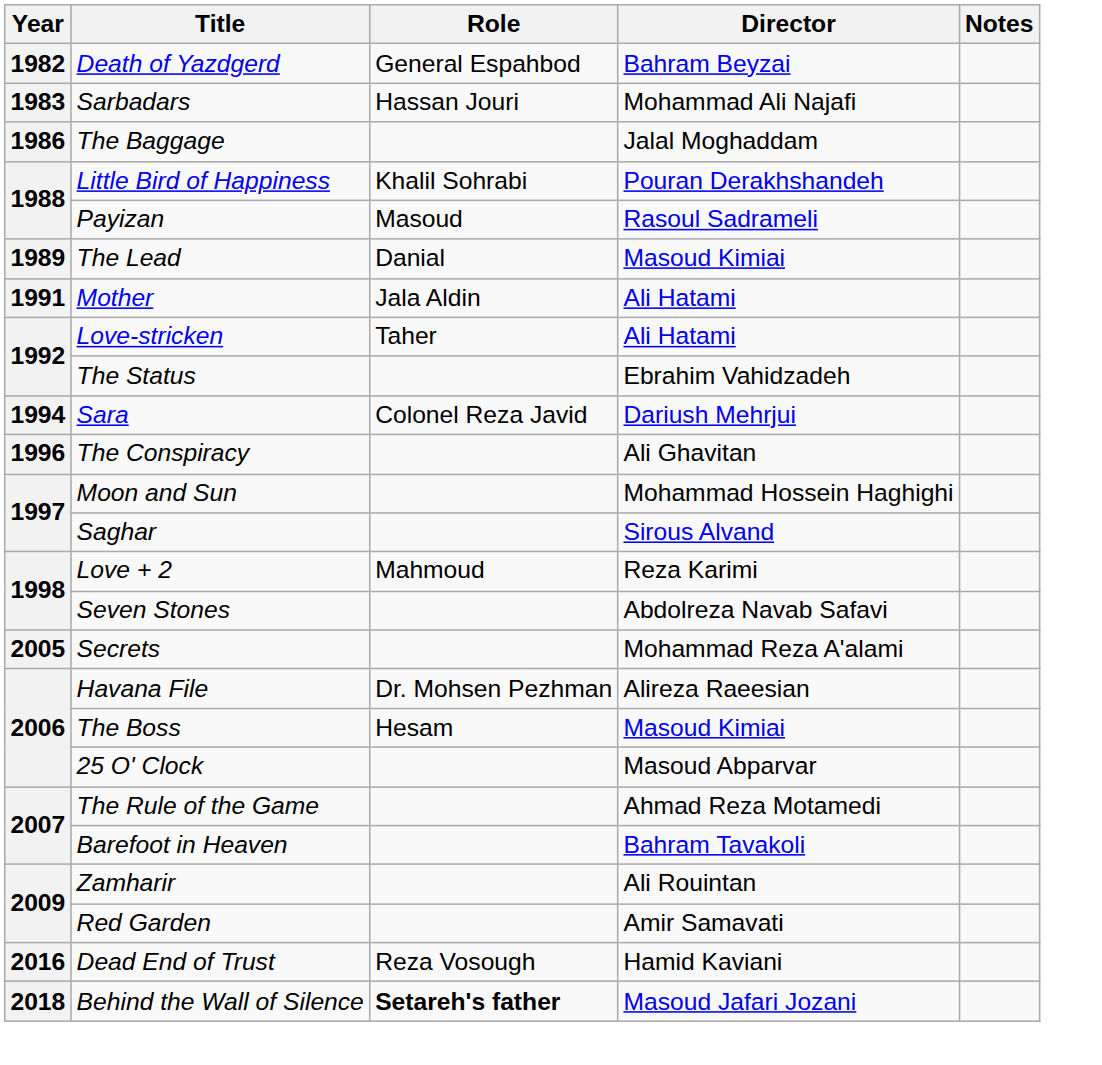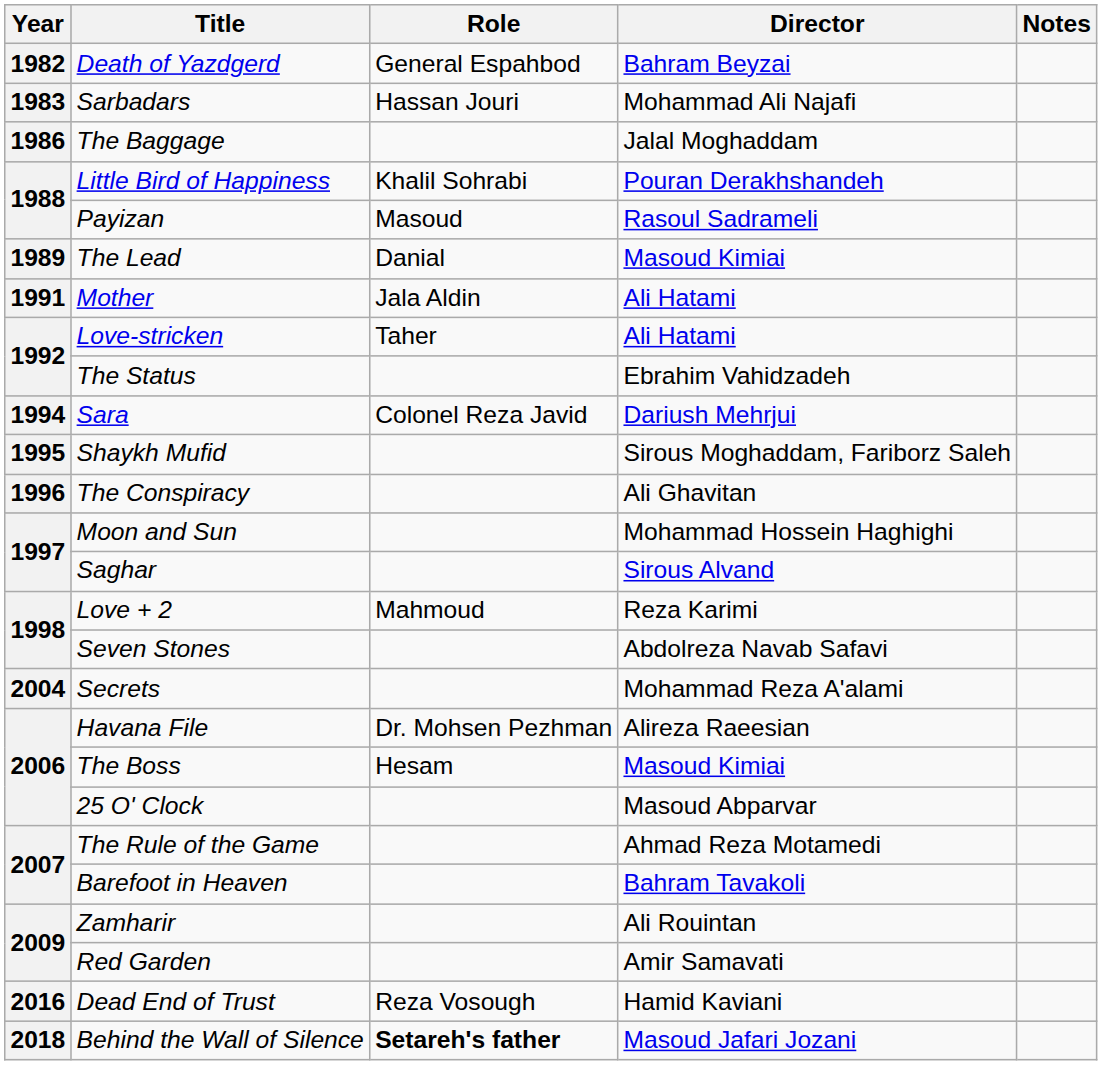+ row: (151, 453)
(38, 649) 2005 -> (38, 688) 2004
